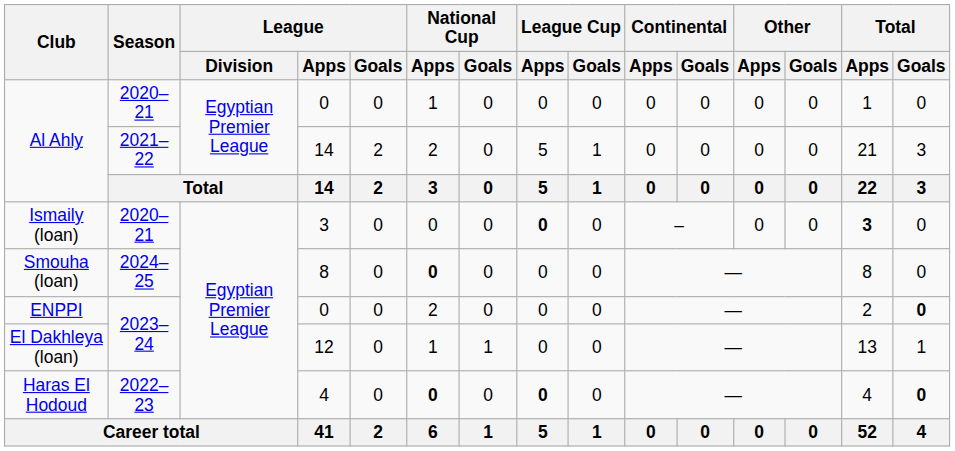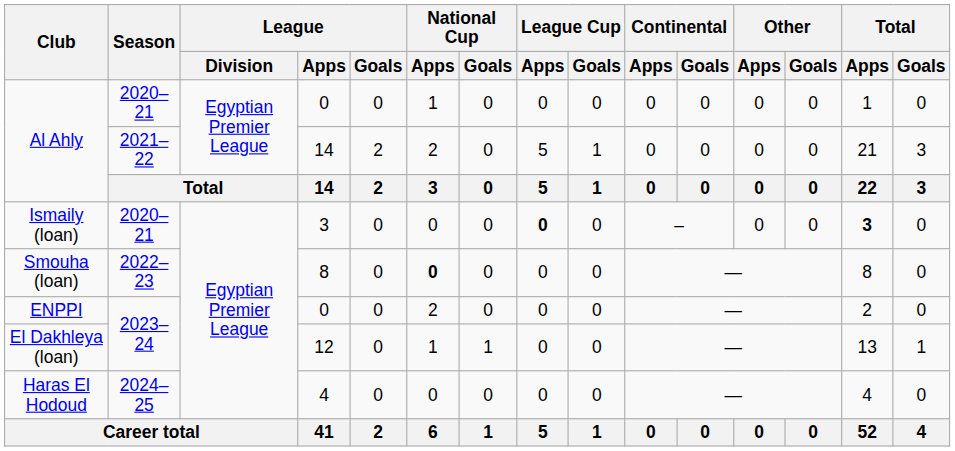(144, 272) 2024–25 -> (144, 272) 2022–23
(921, 310) bold -> (921, 310) normal
(144, 394) 2022–23 -> (144, 394) 2024–25
(433, 394) bold -> (433, 394) normal
(543, 394) bold -> (543, 394) normal
(921, 394) bold -> (921, 394) normal
